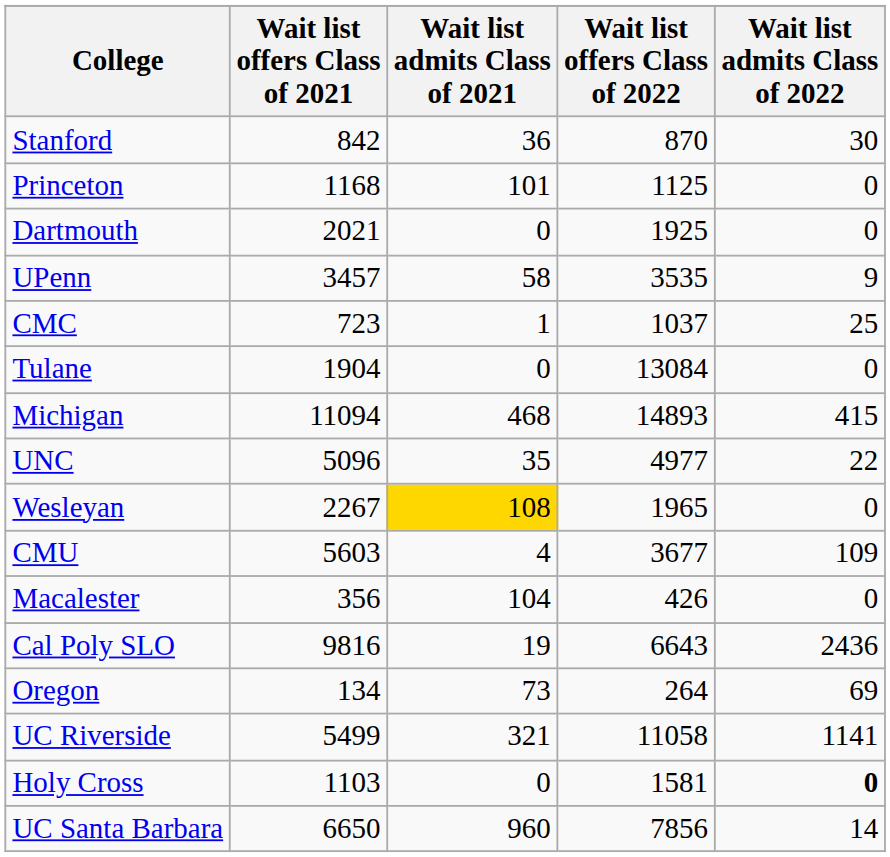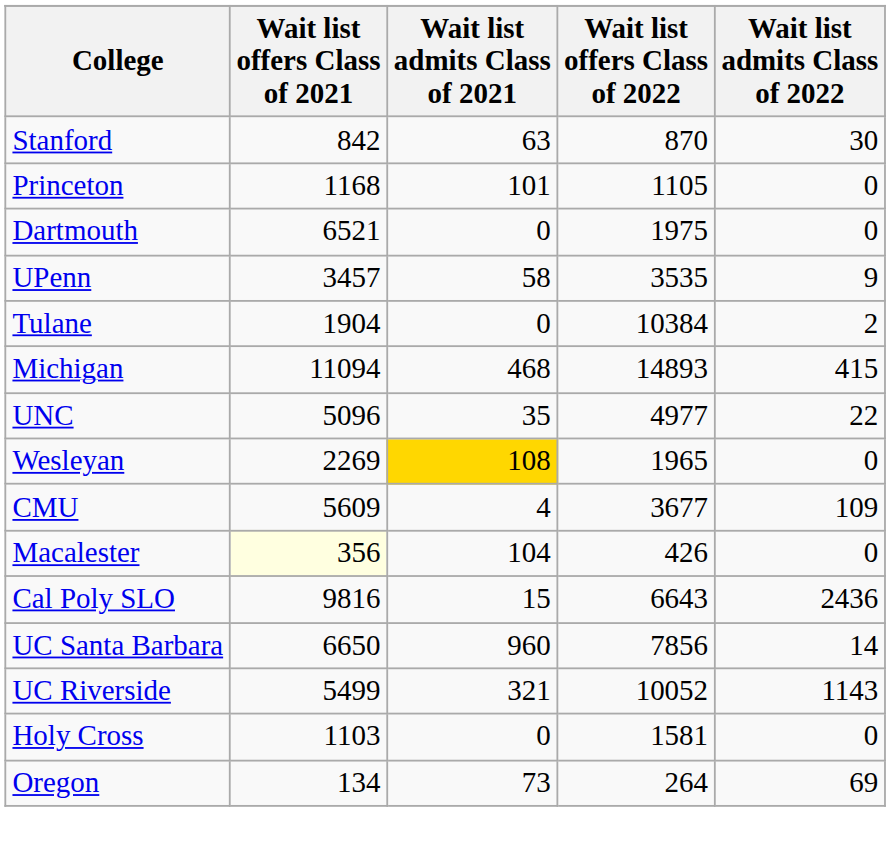(536, 139) 36 -> (536, 139) 63
(680, 185) 1125 -> (680, 185) 1105
(352, 231) 2021 -> (352, 231) 6521
(679, 231) 1925 -> (679, 231) 1975
- row: (45, 323)
(672, 369) 13084 -> (672, 323) 10384
(871, 369) 0 -> (871, 323) 2
(352, 506) 2267 -> (352, 461) 2269
(352, 552) 5603 -> (352, 506) 5609
(359, 598) no background -> (359, 552) lightyellow background
(536, 644) 19 -> (536, 598) 15
rows swapped: (118, 828) <-> (56, 690)
(672, 736) 11058 -> (672, 690) 10052
(850, 736) 1141 -> (850, 690) 1143
(871, 782) bold -> (871, 736) normal
